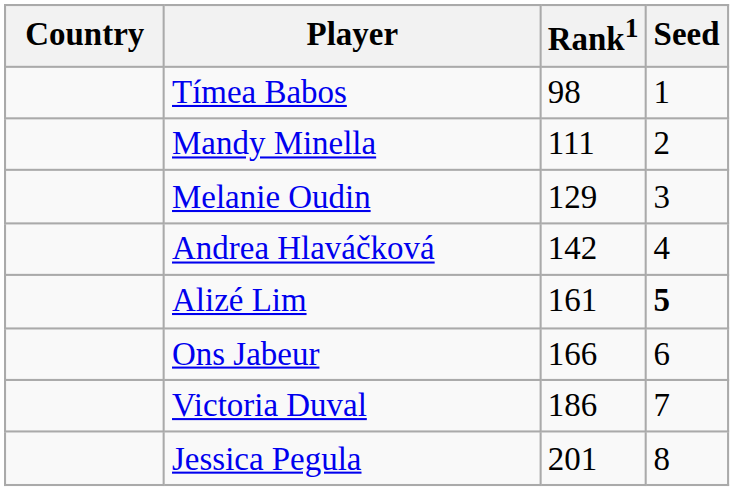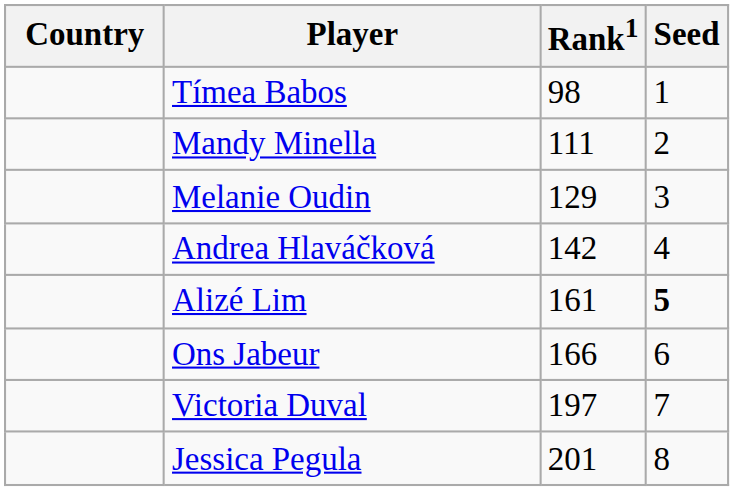(572, 405) 186 -> (572, 405) 197
